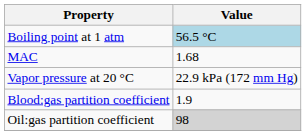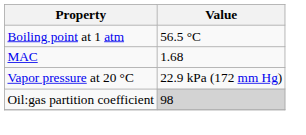(196, 36) lightblue background -> (180, 36) no background
- row: (88, 99)
